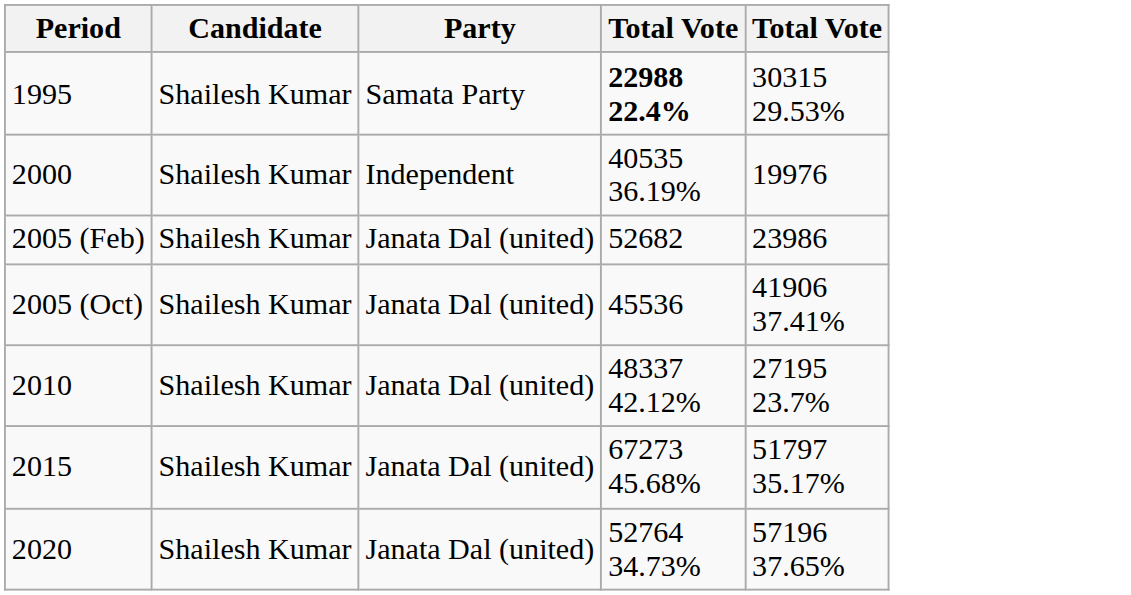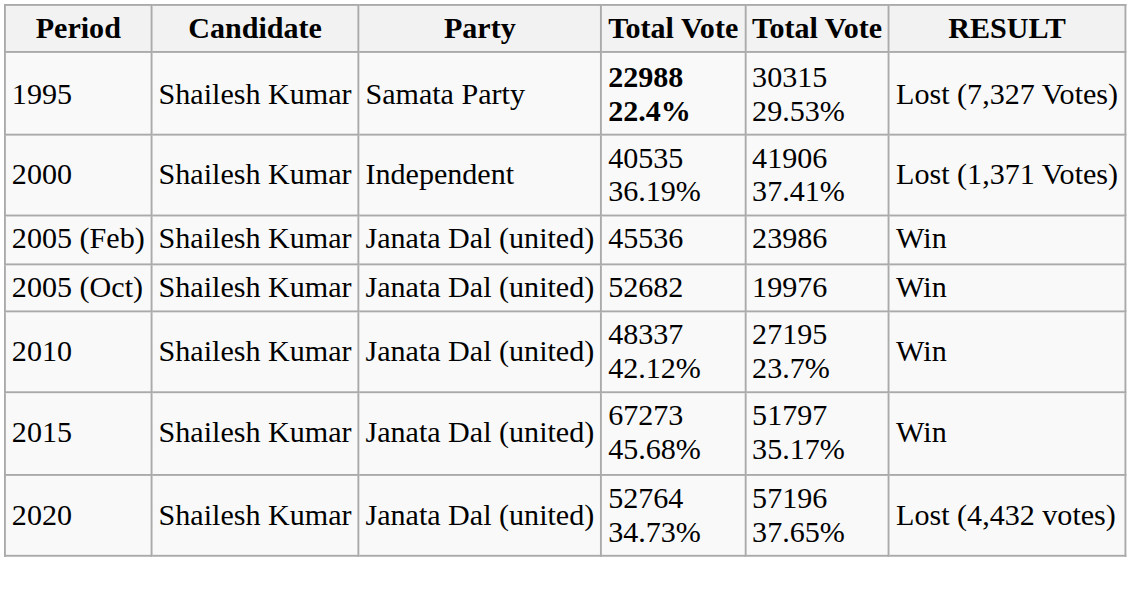+ column: (1007, 28)
(790, 174) 19976 -> (798, 174) 41906 37.41%
(646, 239) 52682 -> (646, 239) 45536
(646, 303) 45536 -> (646, 286) 52682
(798, 303) 41906 37.41% -> (790, 286) 19976
